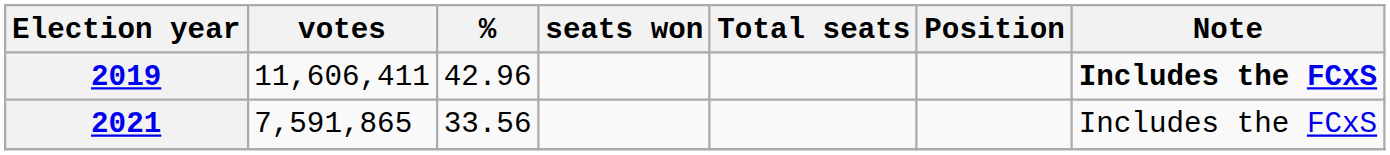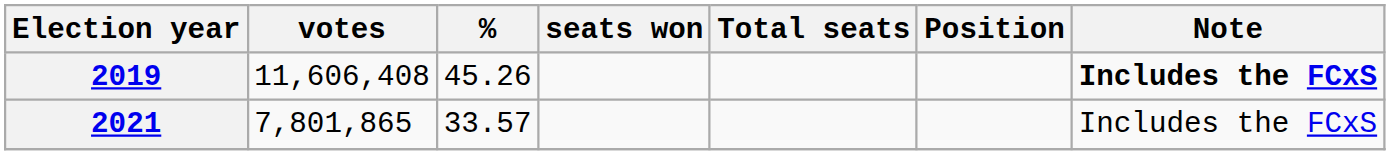(342, 77) 11,606,411 -> (342, 77) 11,606,408
(488, 77) 42.96 -> (488, 77) 45.26
(333, 124) 7,591,865 -> (333, 124) 7,801,865
(488, 124) 33.56 -> (488, 124) 33.57
